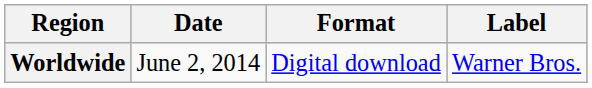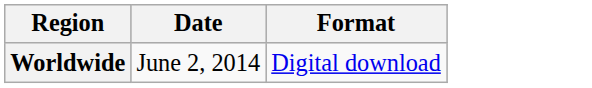- column: (517, 23)
